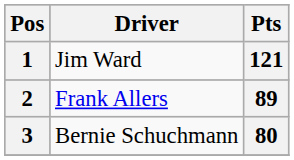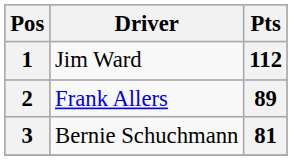(266, 60) 121 -> (266, 60) 112
(266, 135) 80 -> (266, 135) 81
